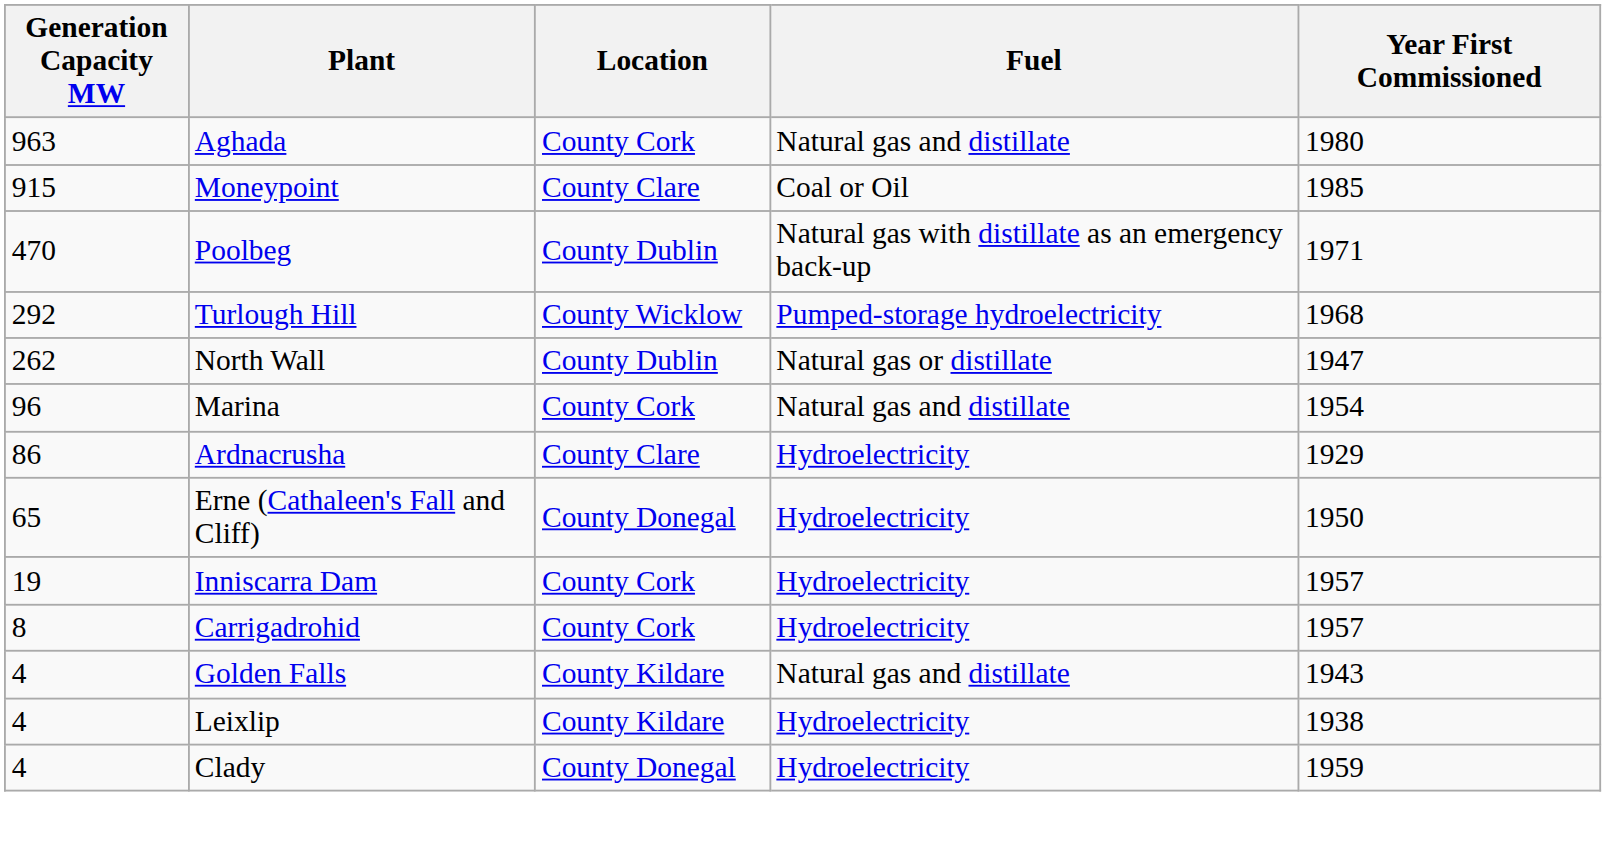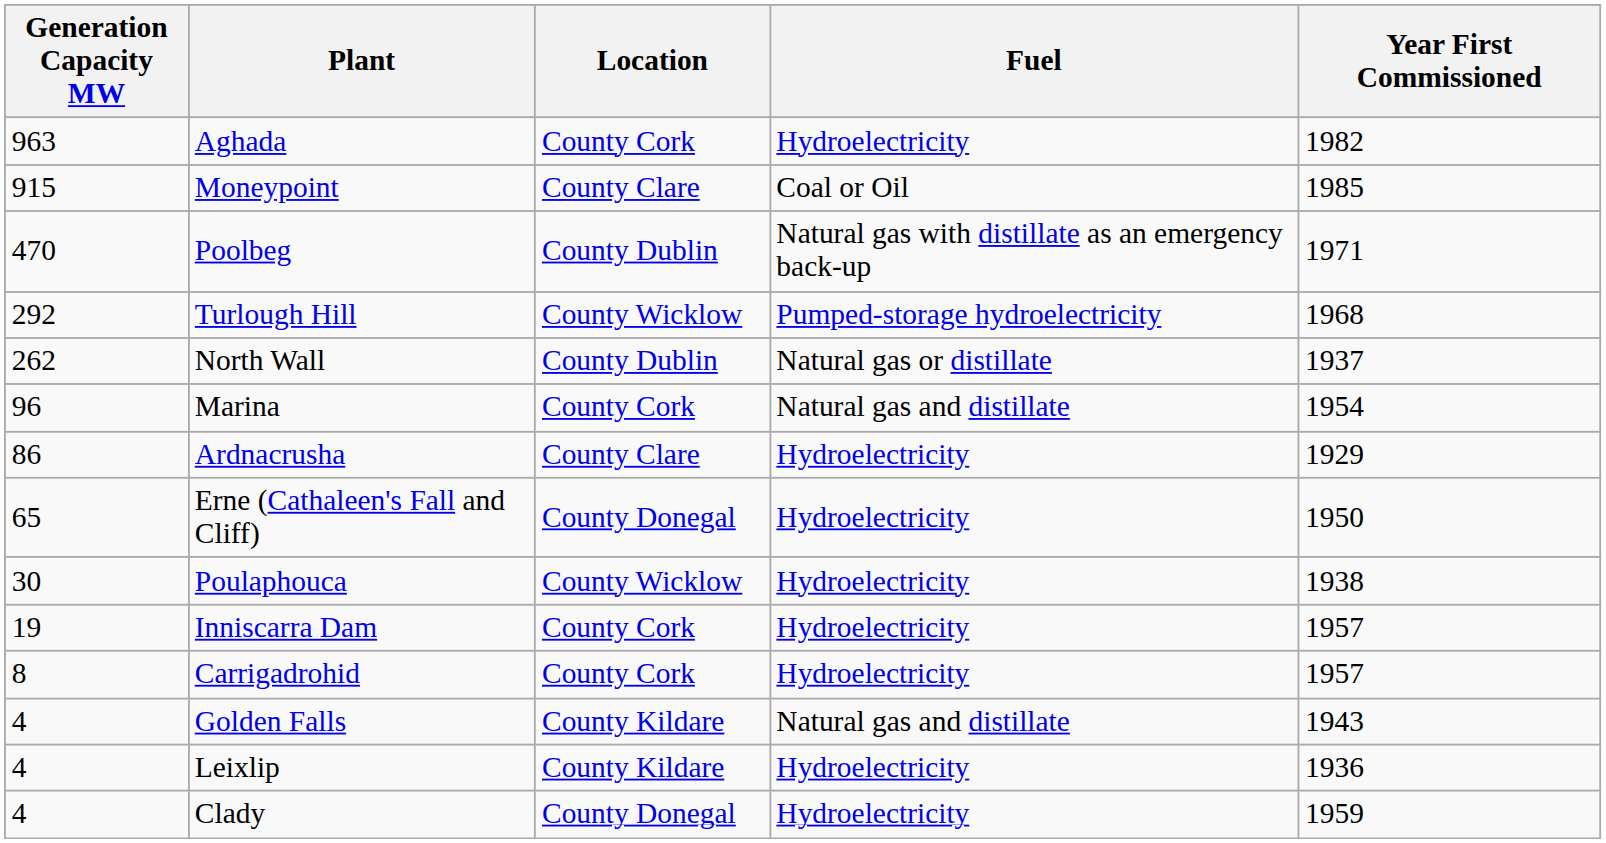(923, 140) Natural gas and distillate -> (873, 140) Hydroelectricity
(1334, 140) 1980 -> (1334, 140) 1982
(1334, 360) 1947 -> (1334, 360) 1937
+ row: (271, 580)
(1334, 720) 1938 -> (1334, 767) 1936
